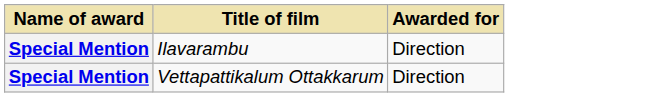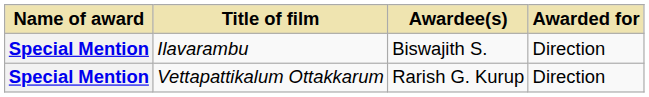+ column: (458, 19)
